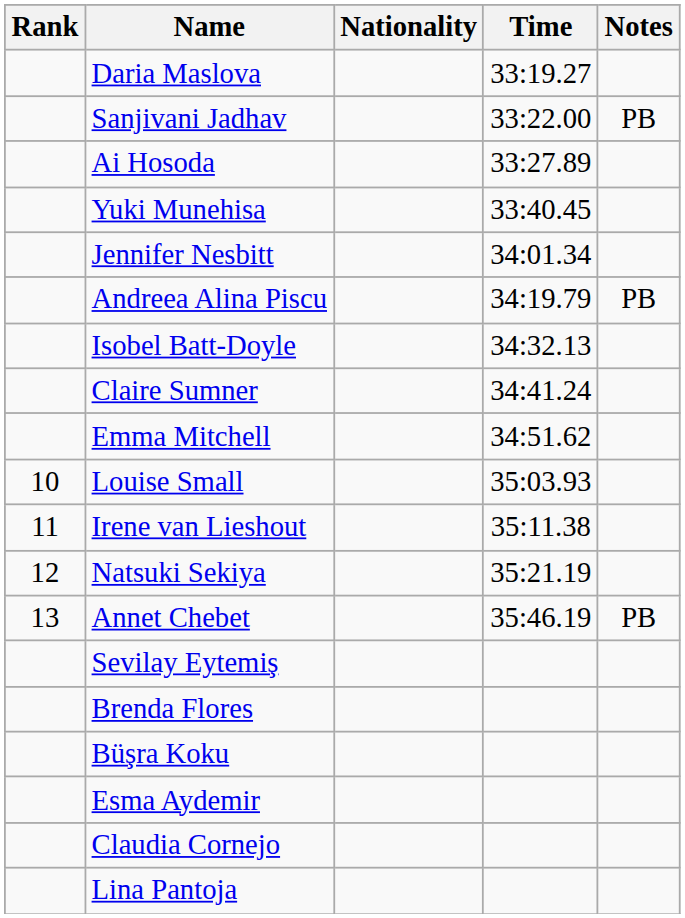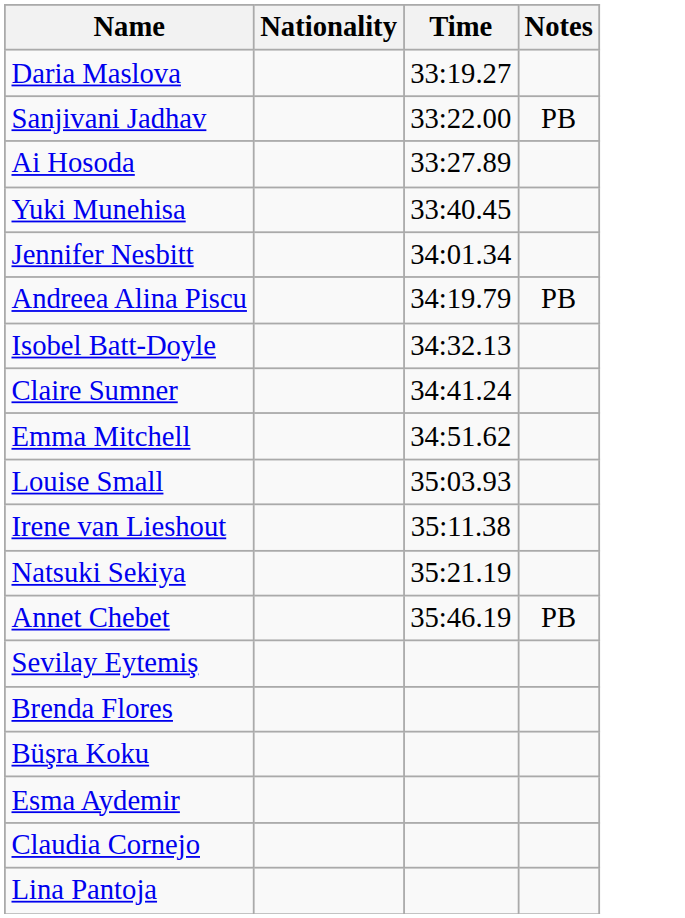- column: (45, 27)
